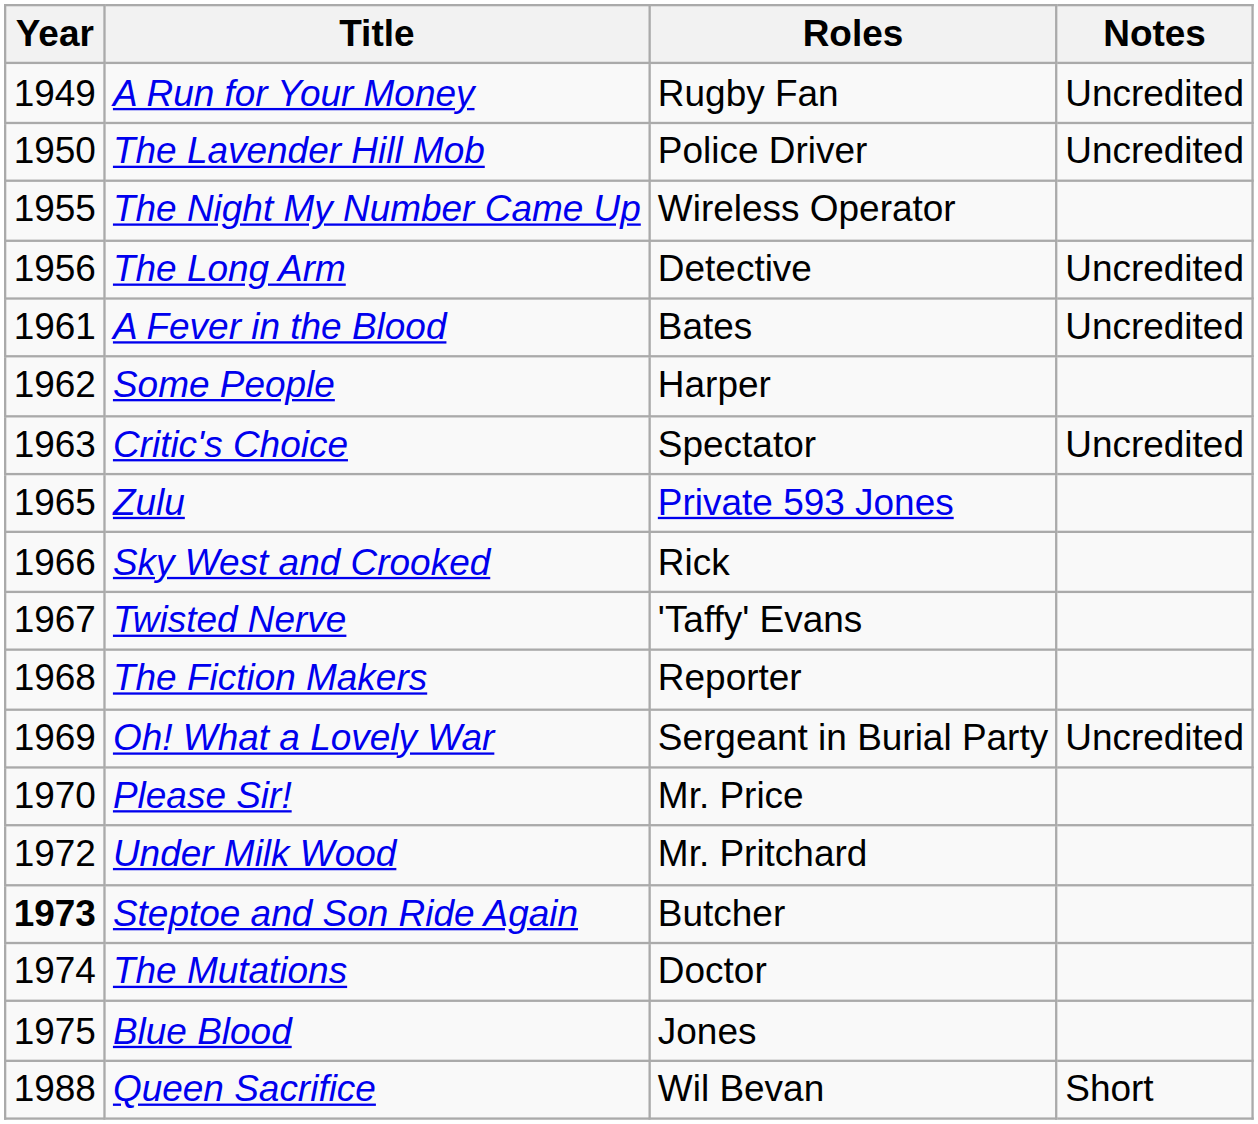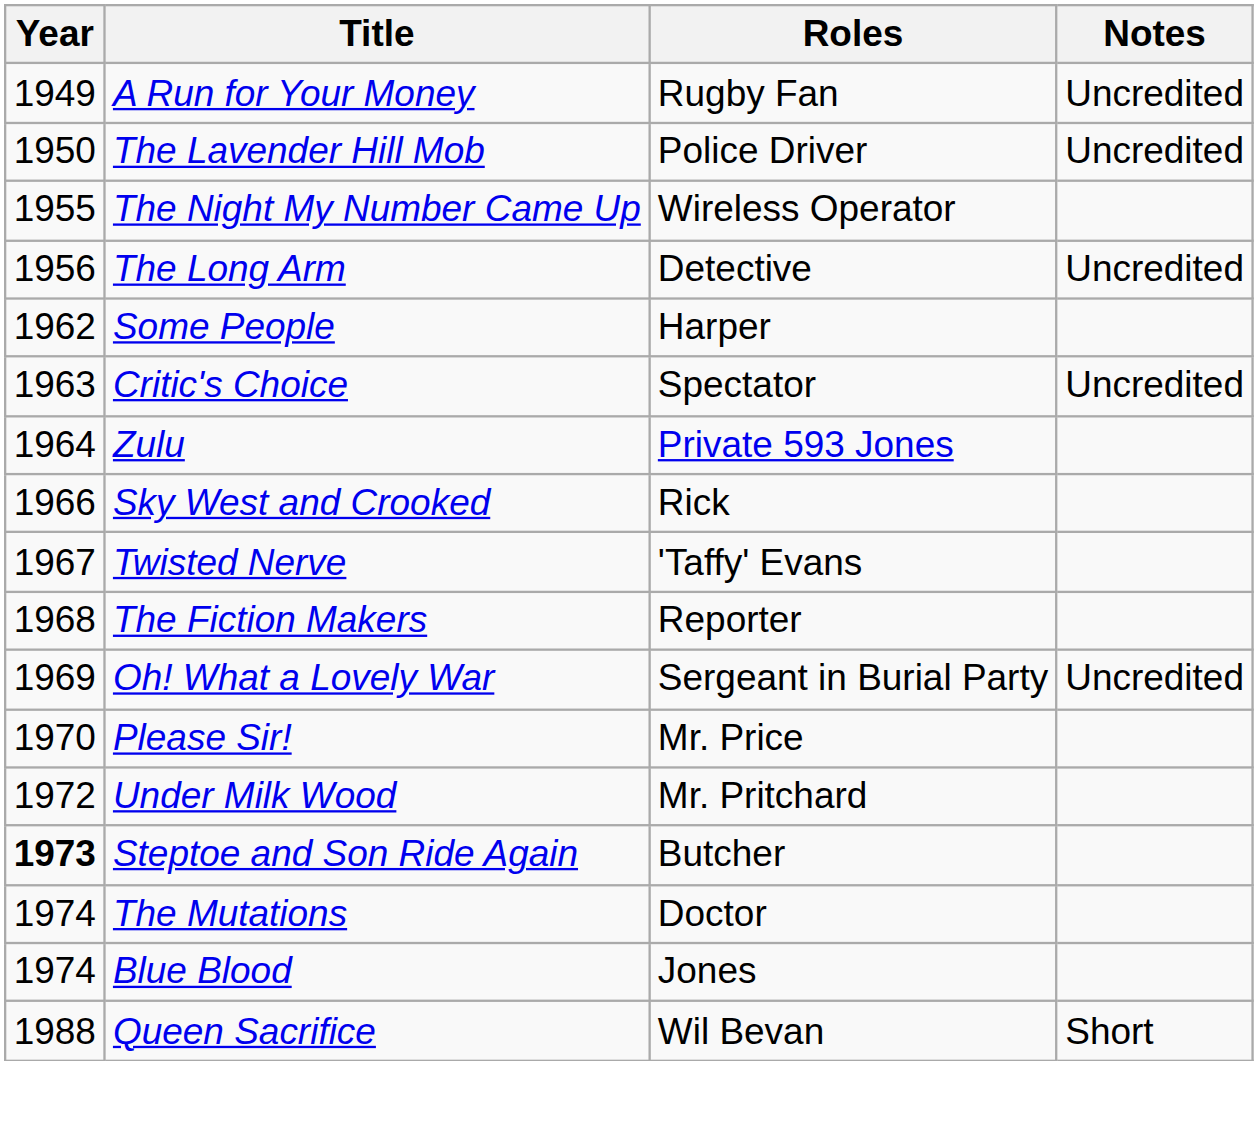- row: (280, 326)
(55, 502) 1965 -> (55, 444) 1964
(55, 1030) 1975 -> (55, 971) 1974
